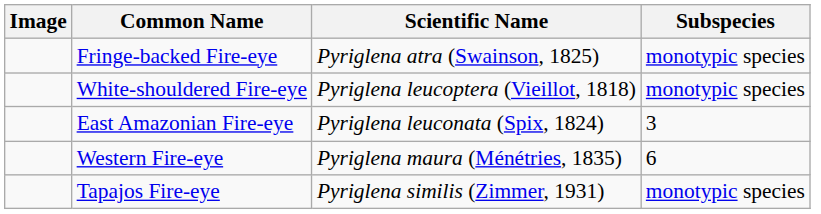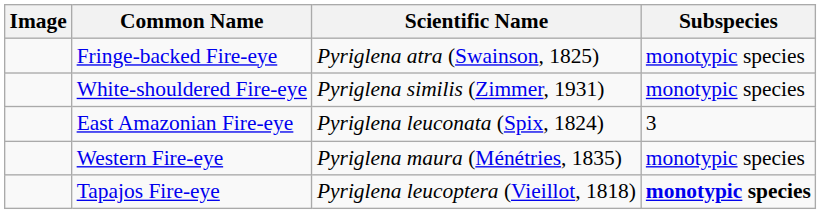(476, 89) Pyriglena leucoptera (Vieillot, 1818) -> (461, 89) Pyriglena similis (Zimmer, 1931)
(651, 157) 6 -> (725, 157) monotypic species
(461, 191) Pyriglena similis (Zimmer, 1931) -> (476, 191) Pyriglena leucoptera (Vieillot, 1818)
(725, 191) normal -> (728, 191) bold
